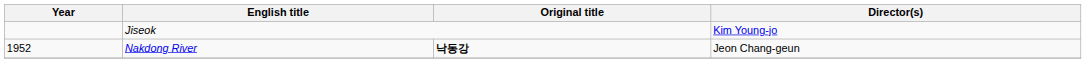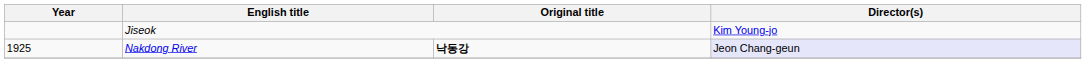(19, 48) 1952 -> (19, 48) 1925
(756, 48) no background -> (756, 48) lavender background
